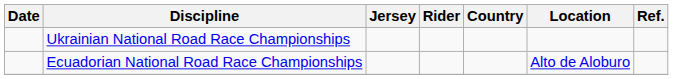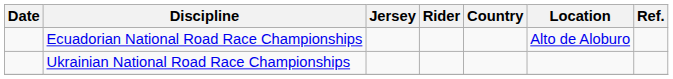rows swapped: (204, 62) <-> (198, 39)
